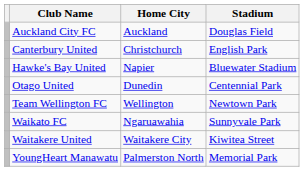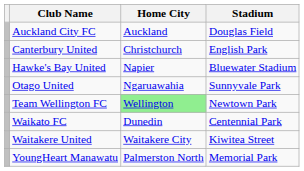(143, 85) Dunedin -> (154, 85) Ngaruawahia
(245, 85) Centennial Park -> (245, 85) Sunnyvale Park
(148, 103) no background -> (148, 103) lightgreen background
(154, 121) Ngaruawahia -> (143, 121) Dunedin
(245, 121) Sunnyvale Park -> (245, 121) Centennial Park
